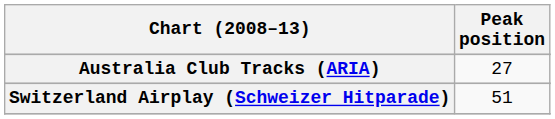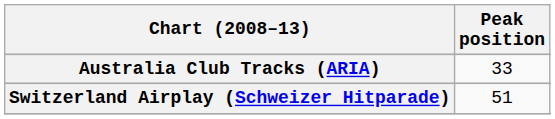(502, 69) 27 -> (502, 69) 33
